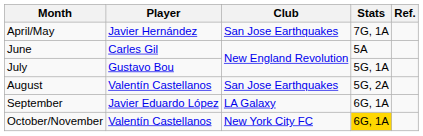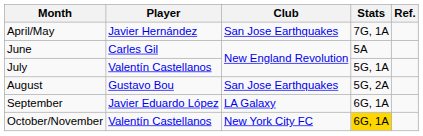(141, 67) Gustavo Bou -> (160, 67) Valentín Castellanos
(160, 85) Valentín Castellanos -> (141, 85) Gustavo Bou
